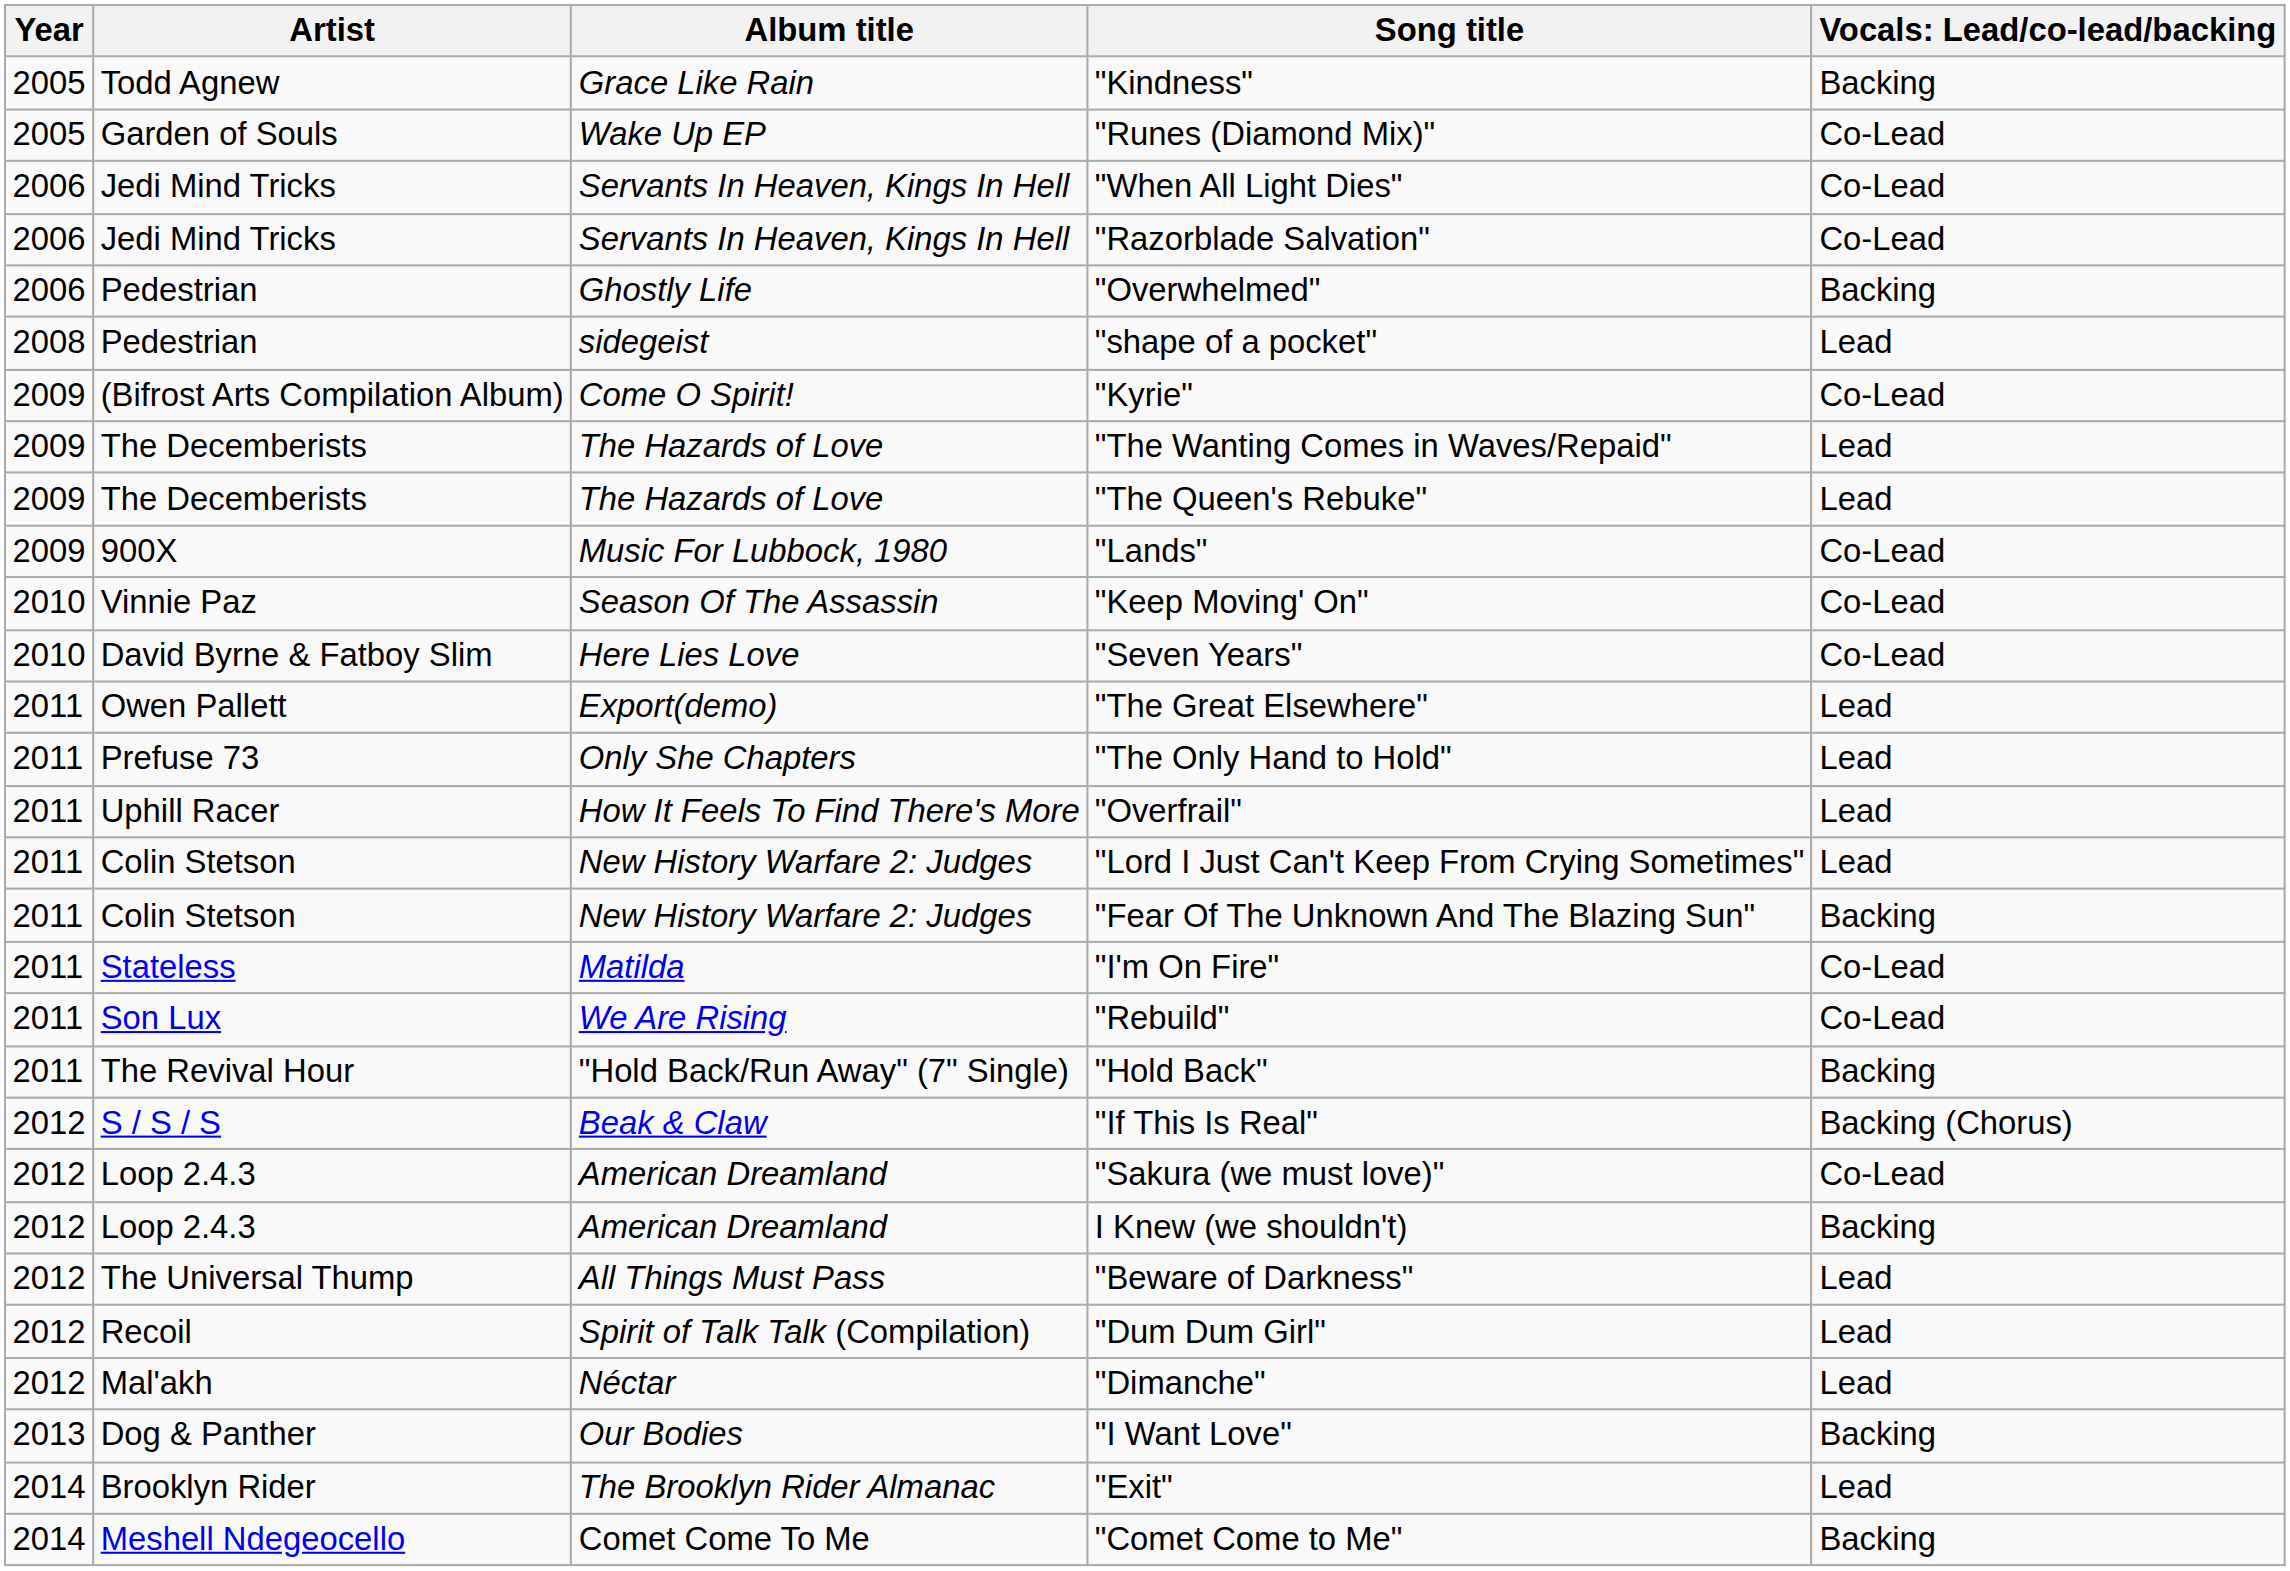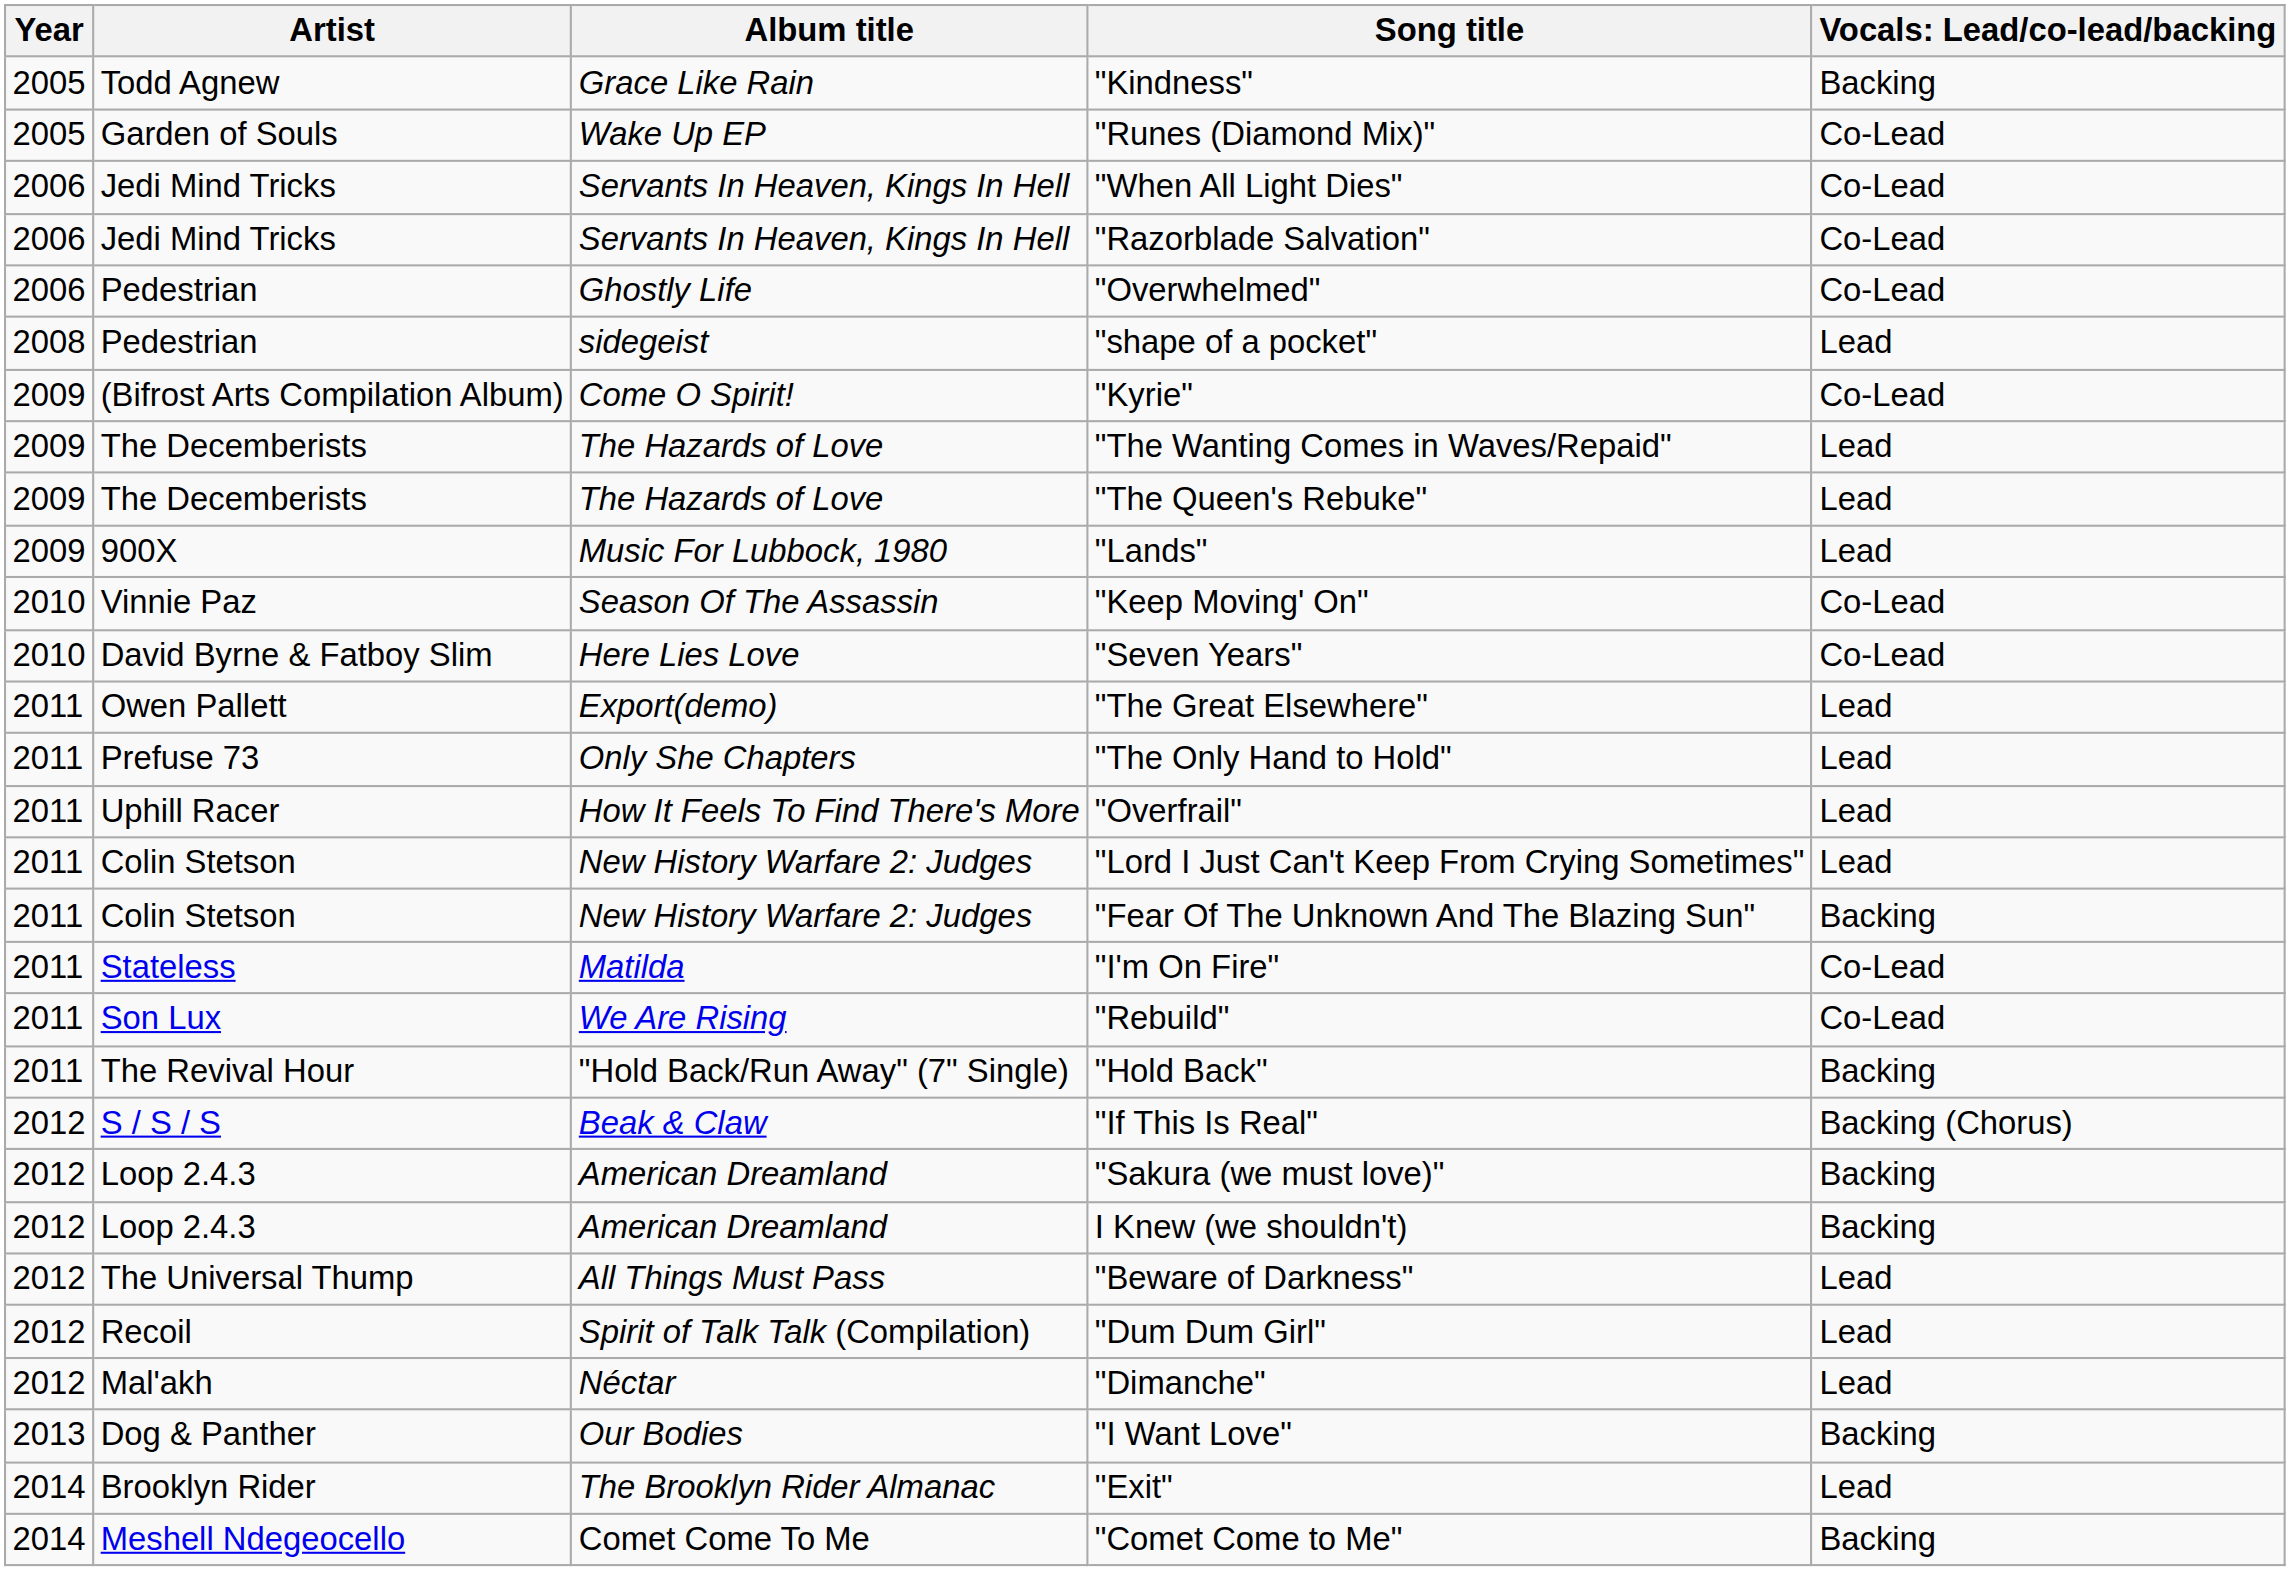(1878, 290) Backing -> (1882, 290) Co-Lead
(1882, 550) Co-Lead -> (1856, 550) Lead
(1882, 1174) Co-Lead -> (1878, 1174) Backing
